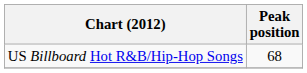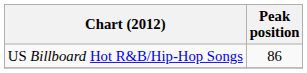(275, 56) 68 -> (275, 56) 86
